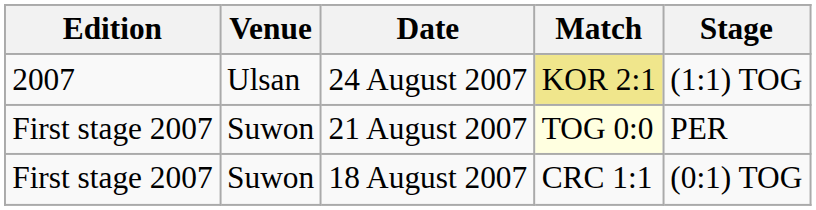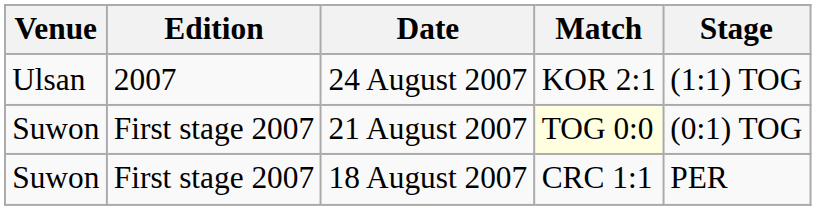columns swapped: (112, 29) <-> (271, 29)
(599, 79) khaki background -> (599, 79) no background
(699, 128) PER -> (736, 128) (0:1) TOG
(736, 178) (0:1) TOG -> (699, 178) PER
